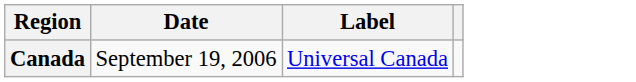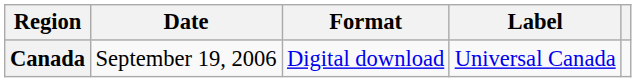+ column: (366, 22)
